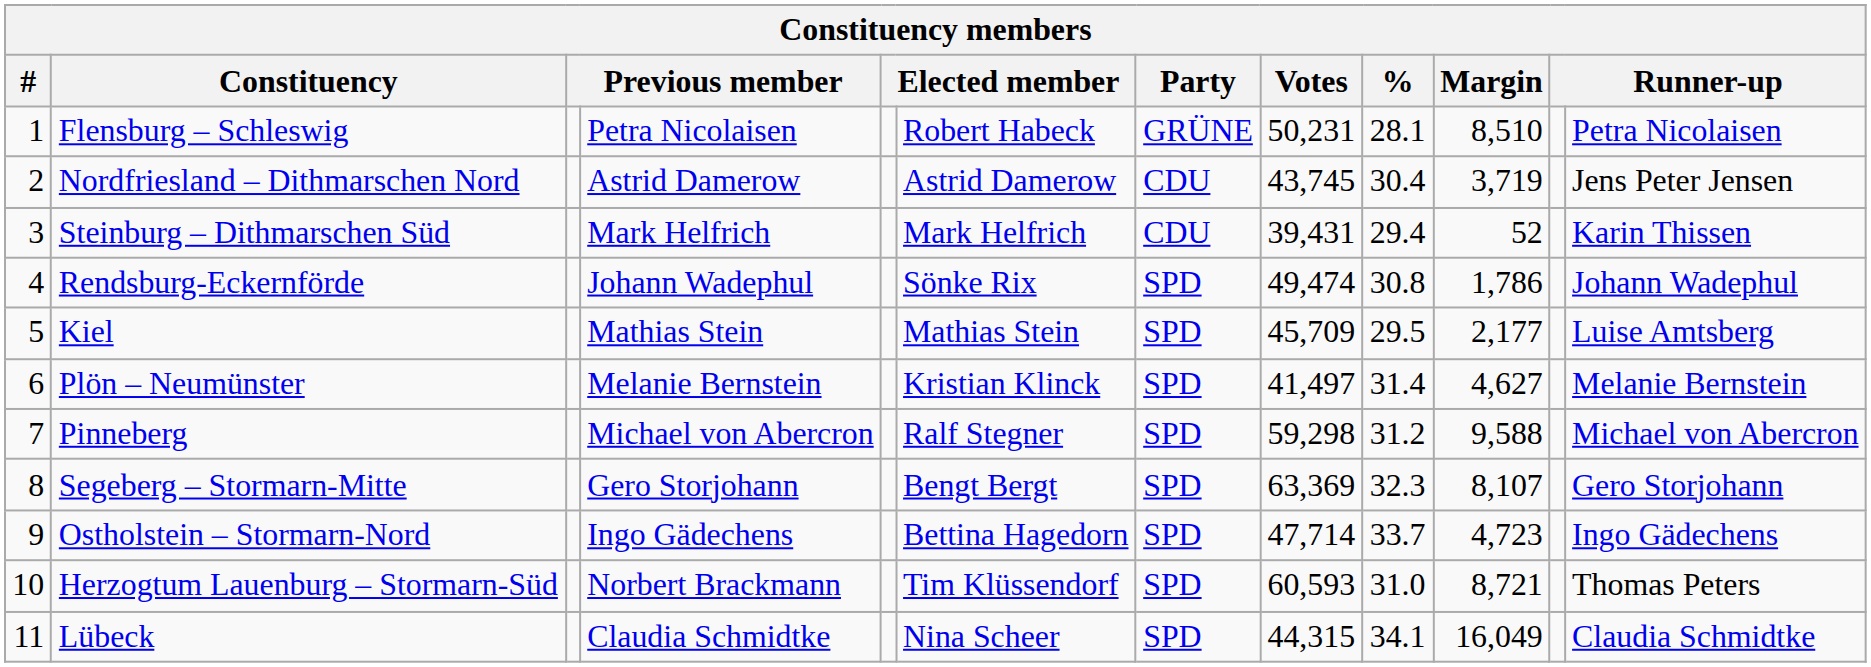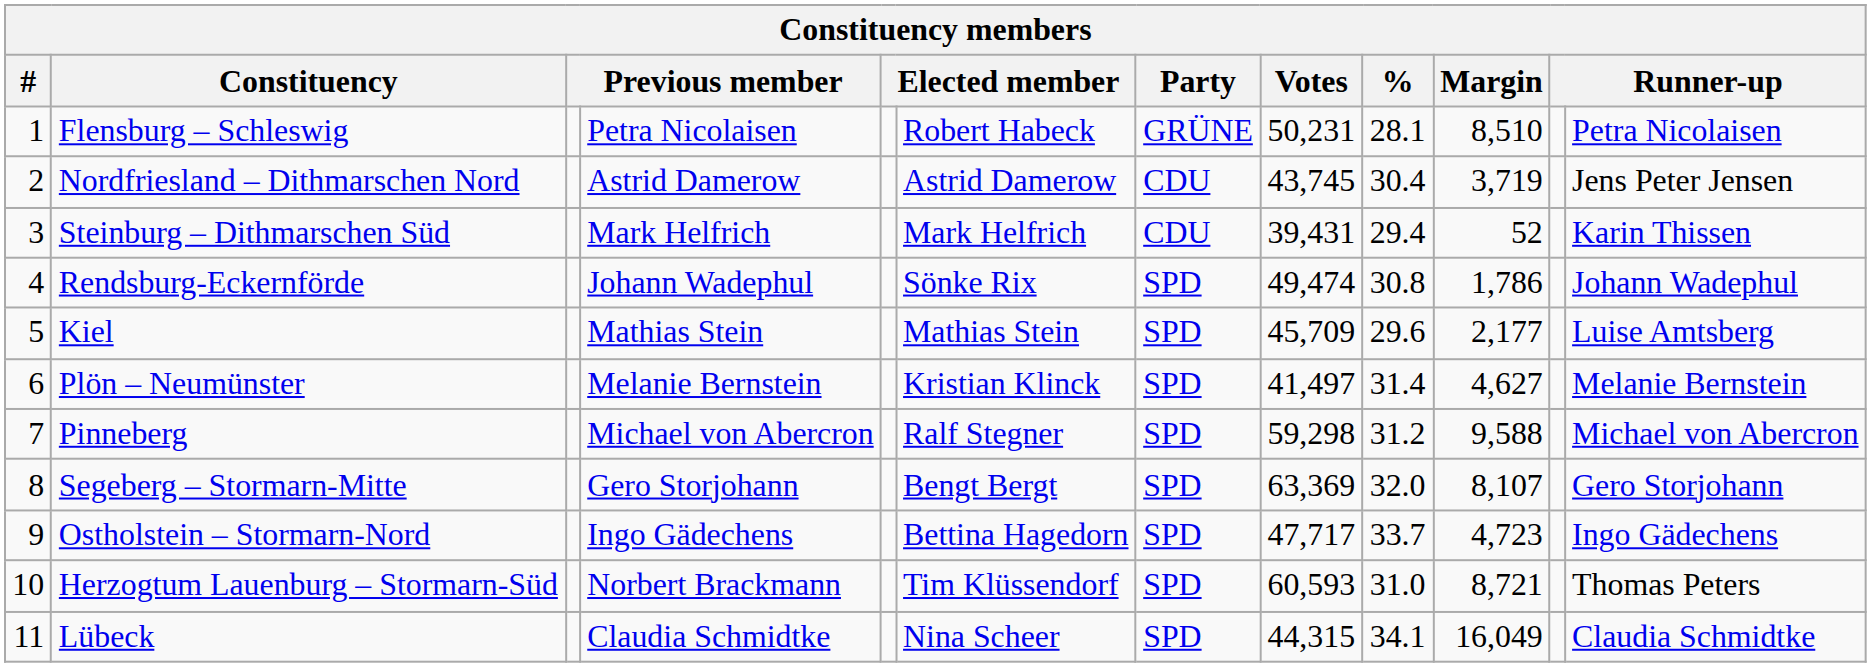(1398, 332) 29.5 -> (1398, 332) 29.6
(1398, 484) 32.3 -> (1398, 484) 32.0
(1311, 534) 47,714 -> (1311, 534) 47,717
